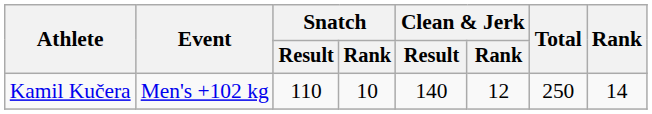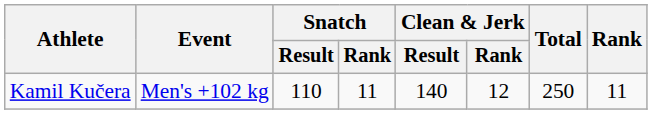(367, 91) 10 -> (367, 91) 11
(617, 91) 14 -> (617, 91) 11
